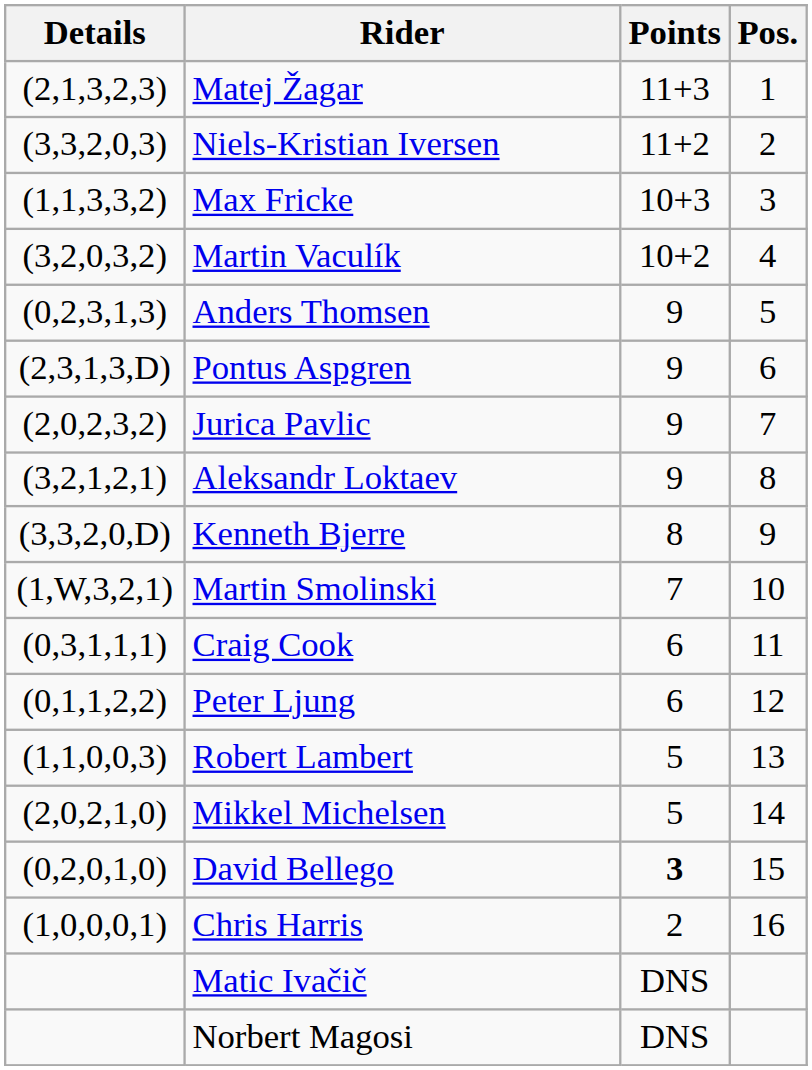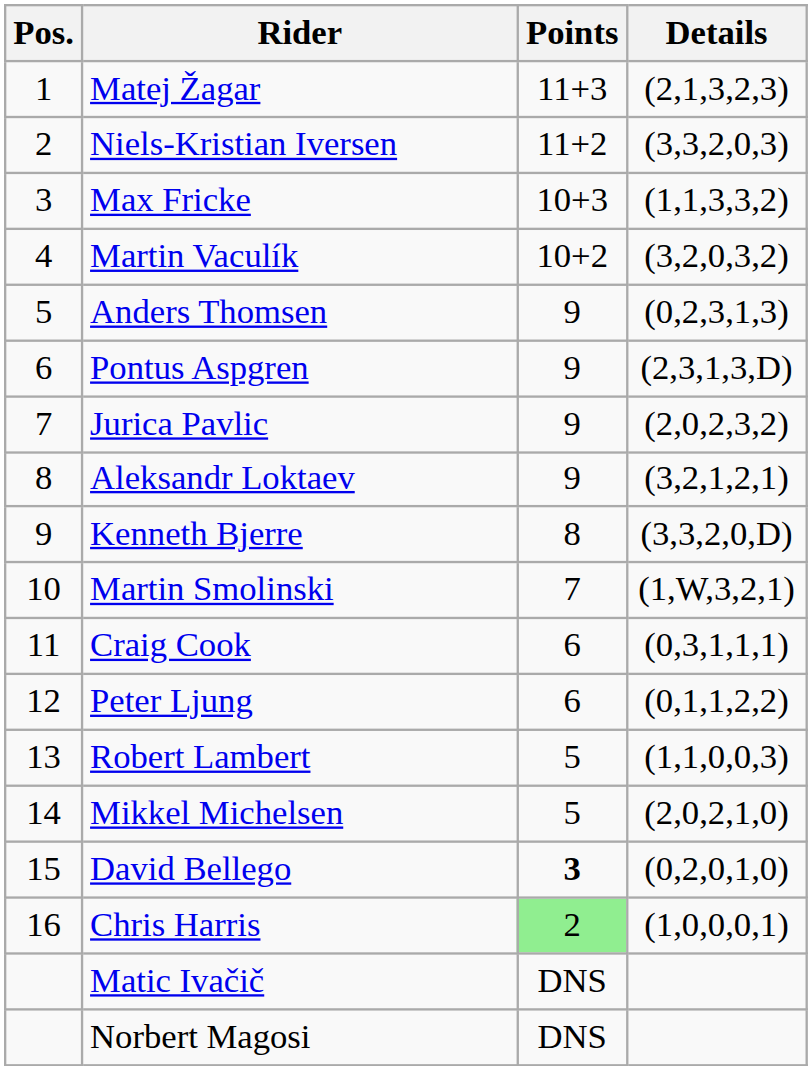columns swapped: (768, 32) <-> (95, 32)
(675, 924) no background -> (572, 924) lightgreen background
